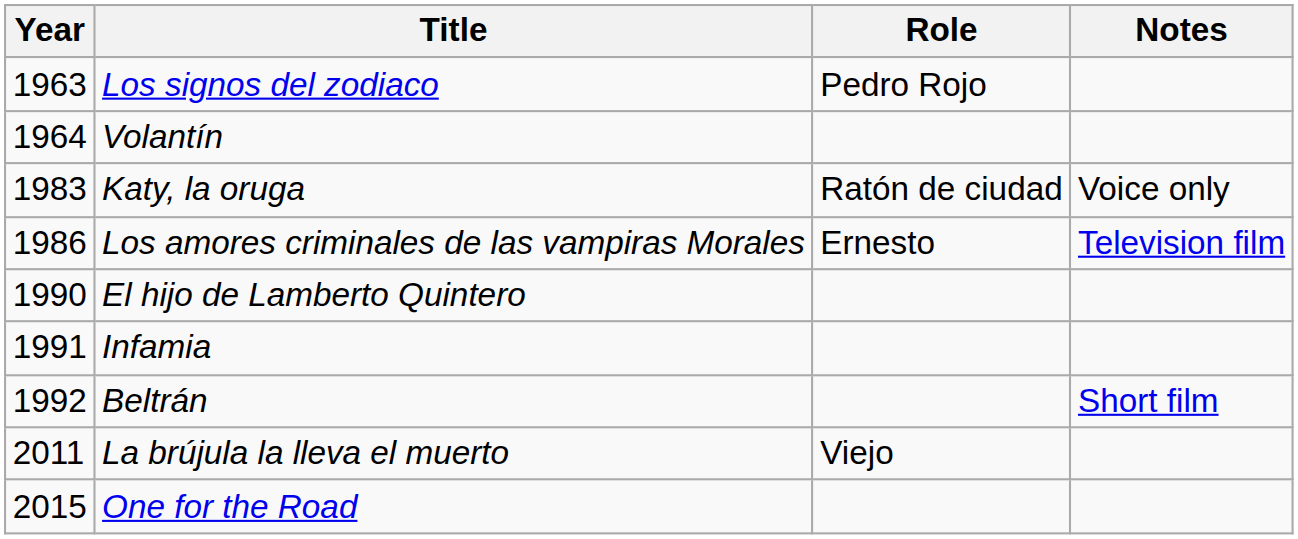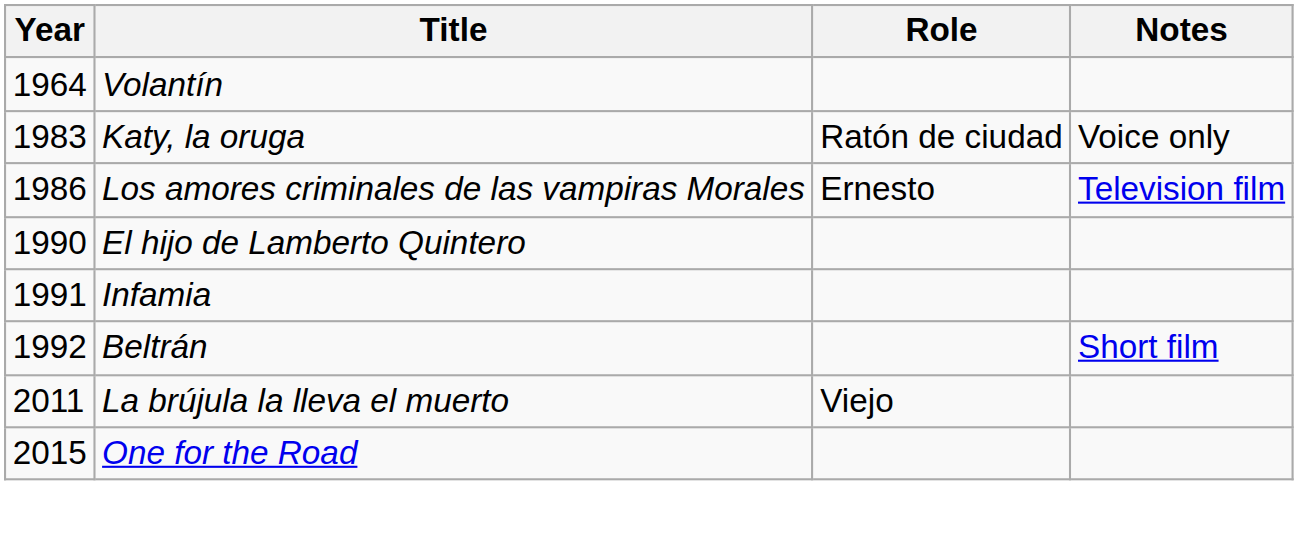- row: (270, 83)
